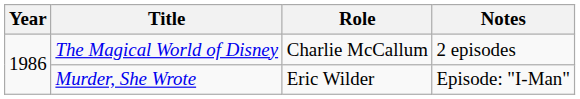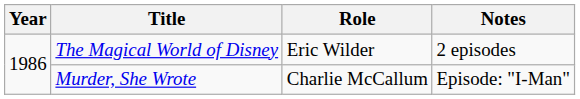(357, 49) Charlie McCallum -> (331, 49) Eric Wilder
(331, 79) Eric Wilder -> (357, 79) Charlie McCallum
